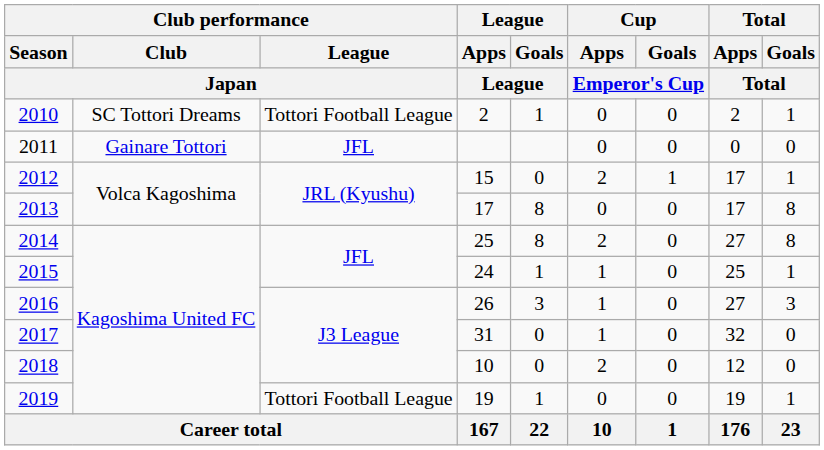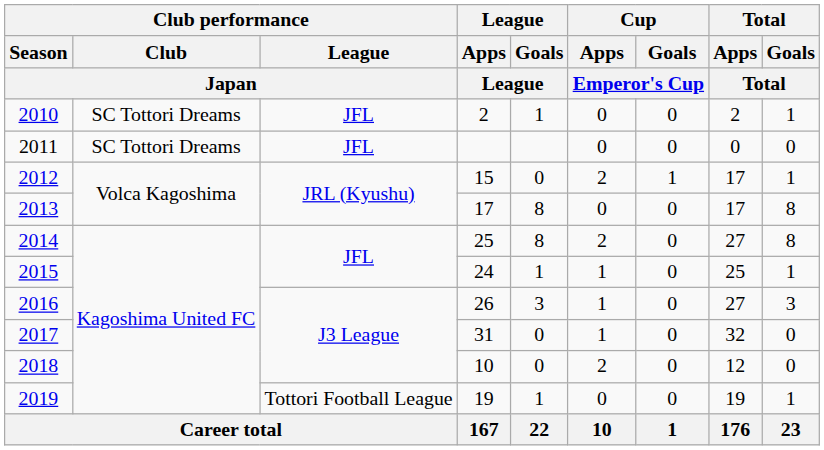(359, 114) Tottori Football League -> (359, 114) JFL
(166, 146) Gainare Tottori -> (166, 146) SC Tottori Dreams
